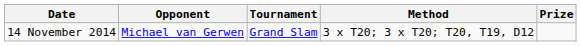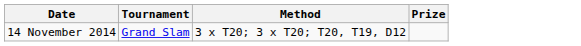- column: (183, 14)
